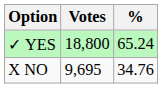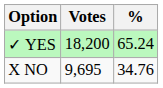(87, 43) 18,800 -> (87, 43) 18,200
